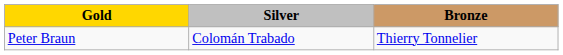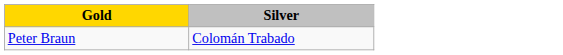- column: (466, 15)
